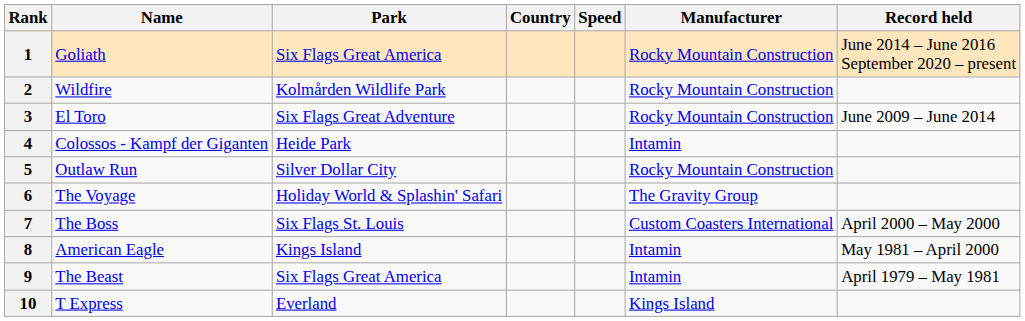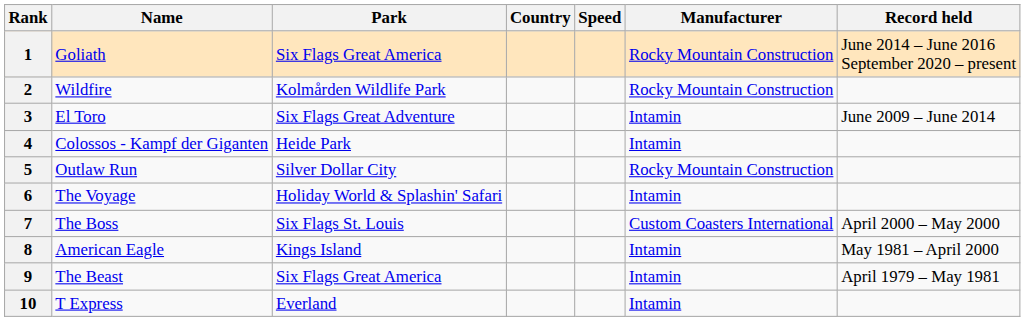(731, 116) Rocky Mountain Construction -> (655, 116) Intamin
(693, 196) The Gravity Group -> (655, 196) Intamin
(672, 303) Kings Island -> (655, 303) Intamin
